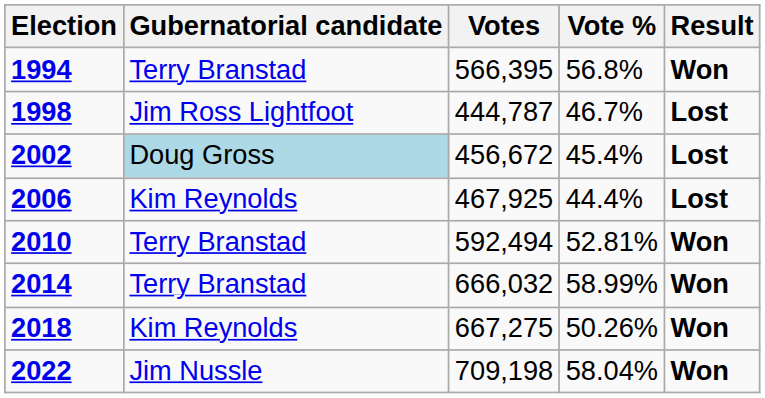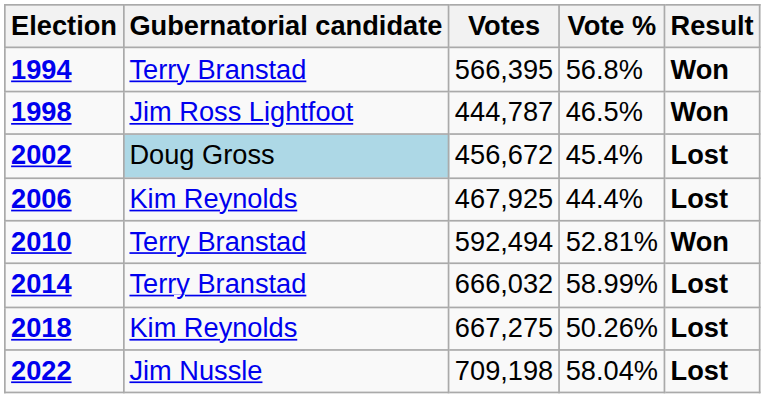(604, 112) 46.7% -> (604, 112) 46.5%
(699, 112) Lost -> (700, 112) Won
(700, 284) Won -> (699, 284) Lost
(700, 328) Won -> (699, 328) Lost
(700, 371) Won -> (699, 371) Lost
